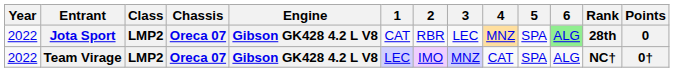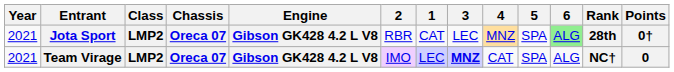columns swapped: (397, 15) <-> (431, 15)
(22, 36) 2022 -> (22, 36) 2021
(646, 36) 0 -> (646, 36) 0†
(22, 57) 2022 -> (22, 57) 2021
(465, 57) normal -> (465, 57) bold
(646, 57) 0† -> (646, 57) 0
